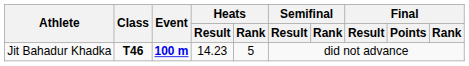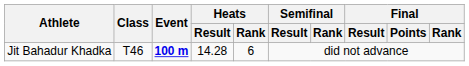(133, 52) bold -> (133, 52) normal
(212, 52) 14.23 -> (212, 52) 14.28
(251, 52) 5 -> (251, 52) 6
